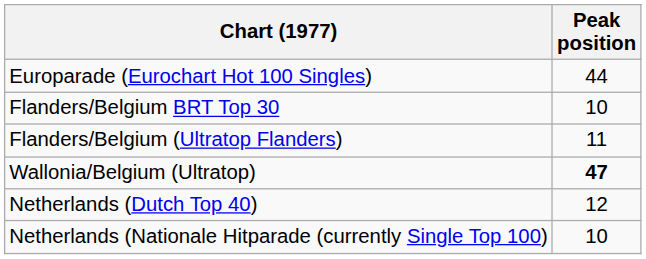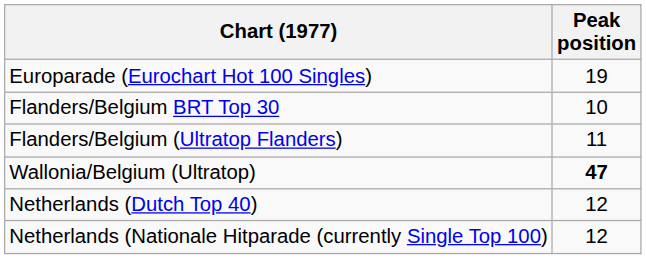(597, 75) 44 -> (597, 75) 19
(597, 236) 10 -> (597, 236) 12
